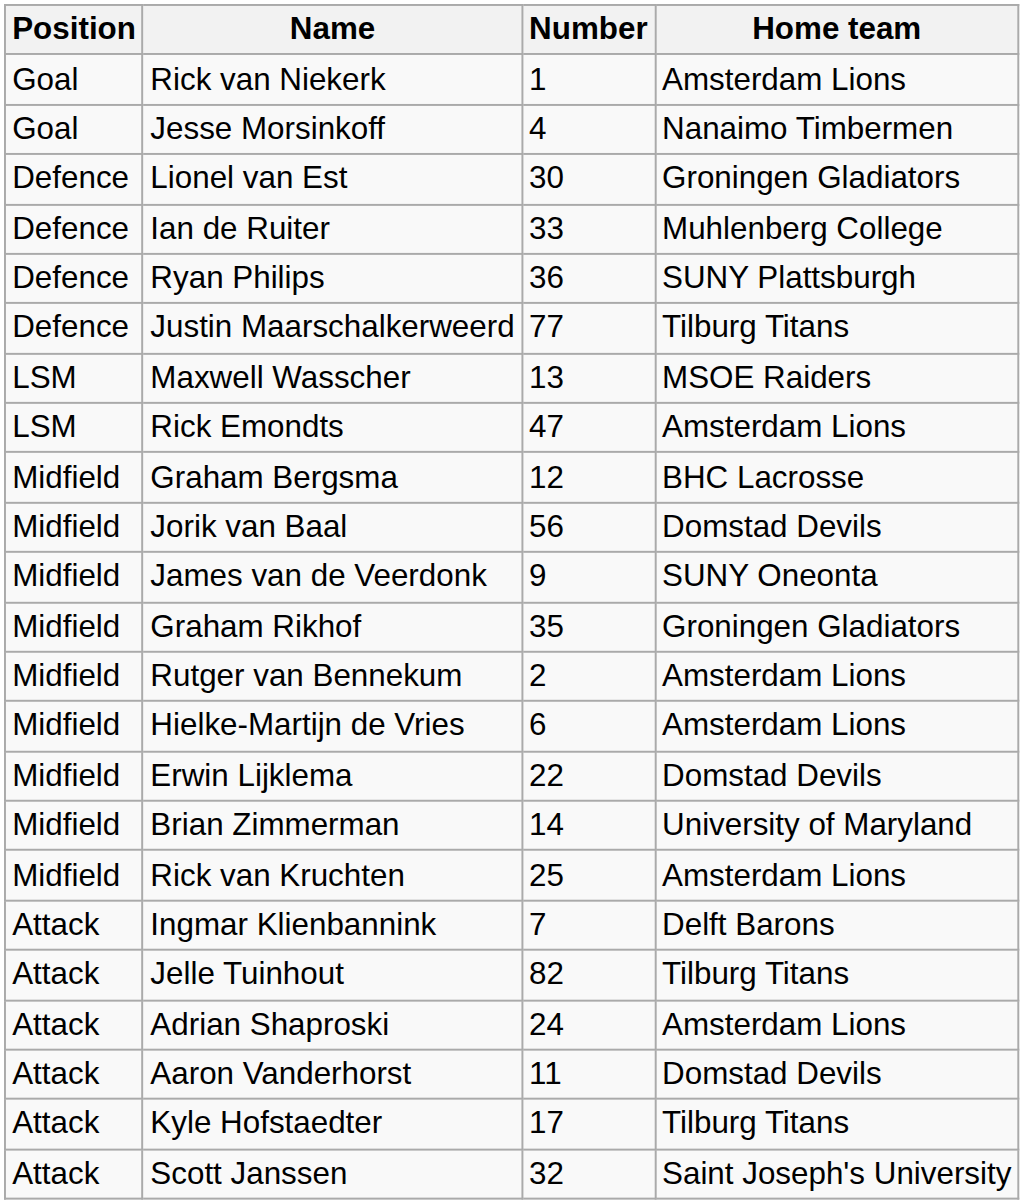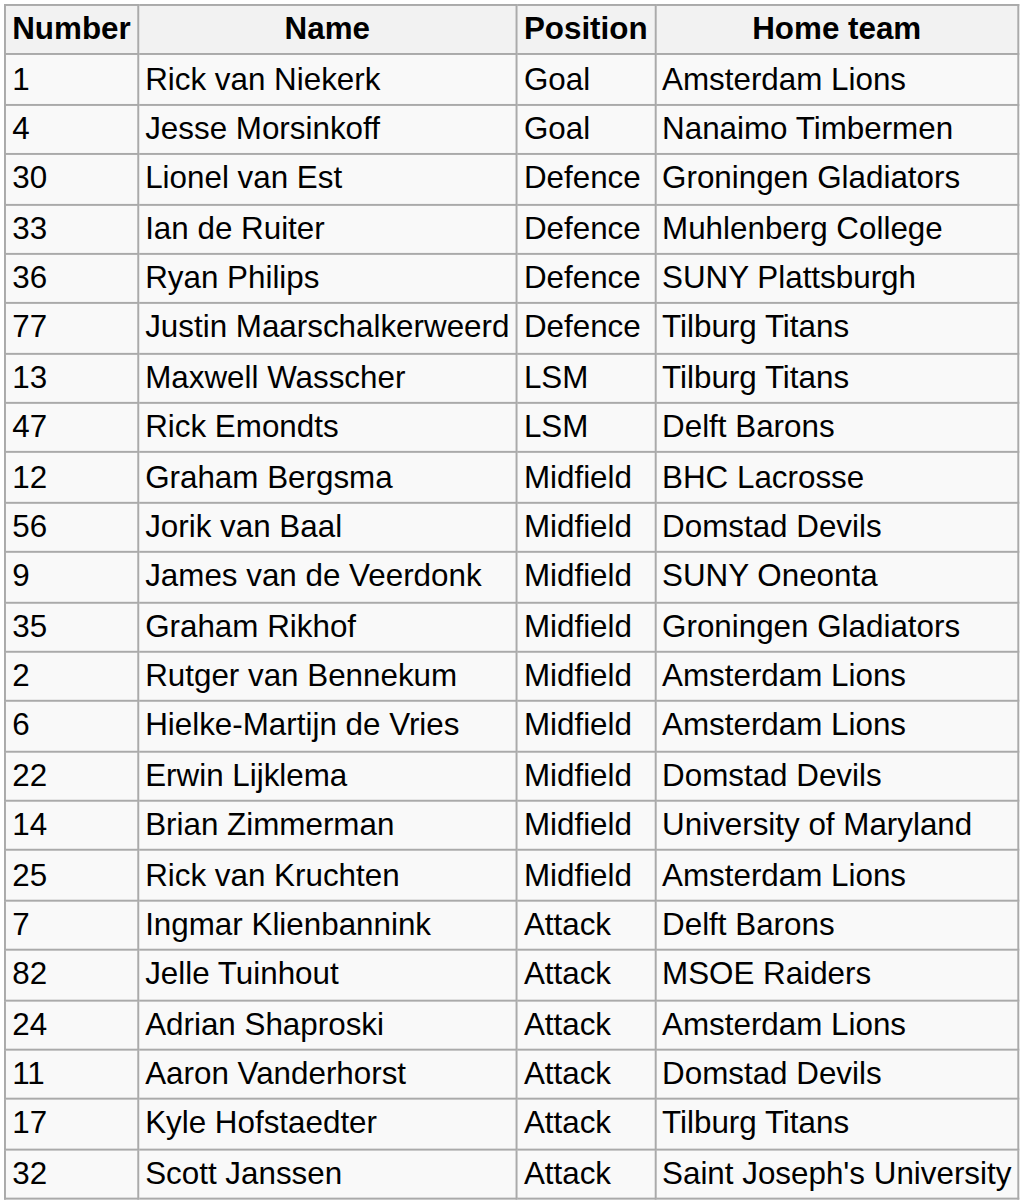columns swapped: (588, 29) <-> (74, 29)
(767, 377) MSOE Raiders -> (756, 377) Tilburg Titans
(784, 427) Amsterdam Lions -> (748, 427) Delft Barons
(756, 974) Tilburg Titans -> (767, 974) MSOE Raiders
